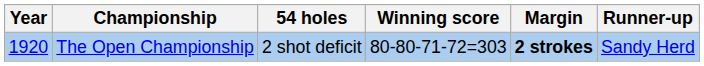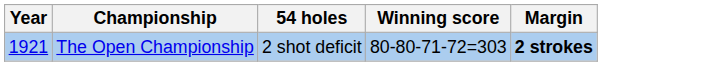- column: (648, 18)
(28, 46) 1920 -> (28, 46) 1921
